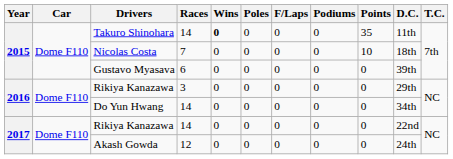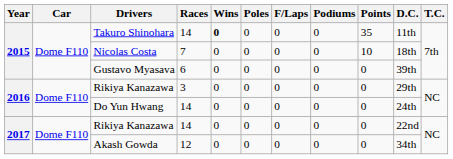(406, 106) 34th -> (406, 106) 24th
(406, 143) 24th -> (406, 143) 34th
